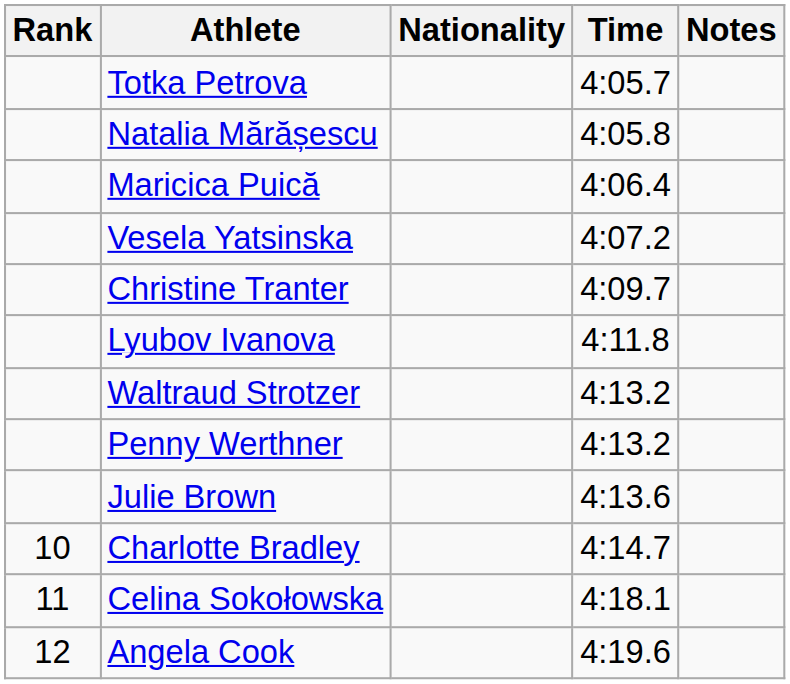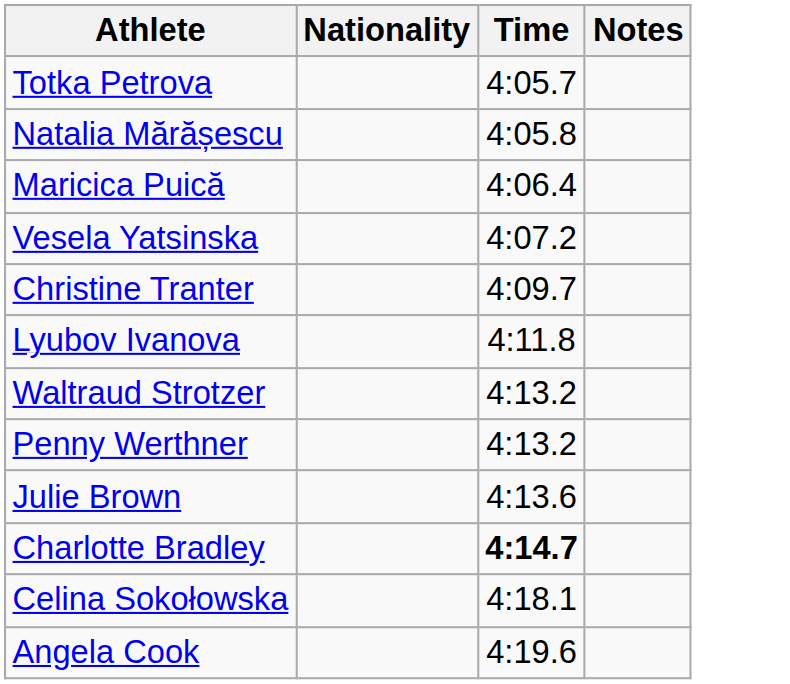- column: (52, 30)
(626, 548) normal -> (532, 548) bold
